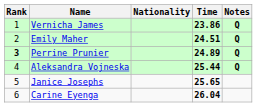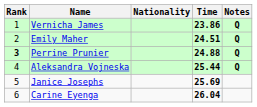(207, 53) 24.89 -> (207, 53) 24.88
(207, 81) 25.65 -> (207, 81) 25.69
